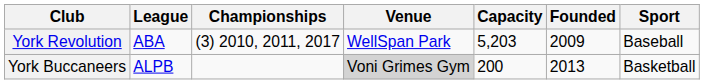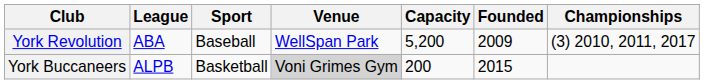columns swapped: (659, 16) <-> (268, 16)
(497, 41) 5,203 -> (425, 41) 5,200
(567, 66) 2013 -> (495, 66) 2015
